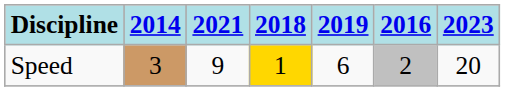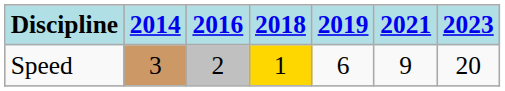columns swapped: (406, 24) <-> (218, 24)
